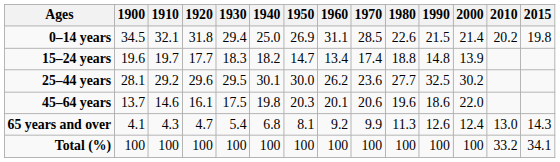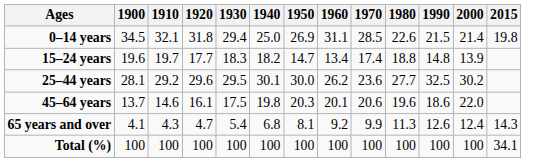- column: (504, 15)
